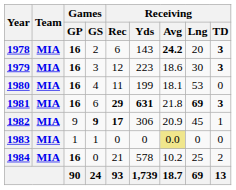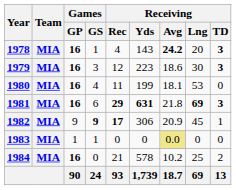(95, 49) 2 -> (95, 49) 1
(117, 49) 6 -> (117, 49) 4
